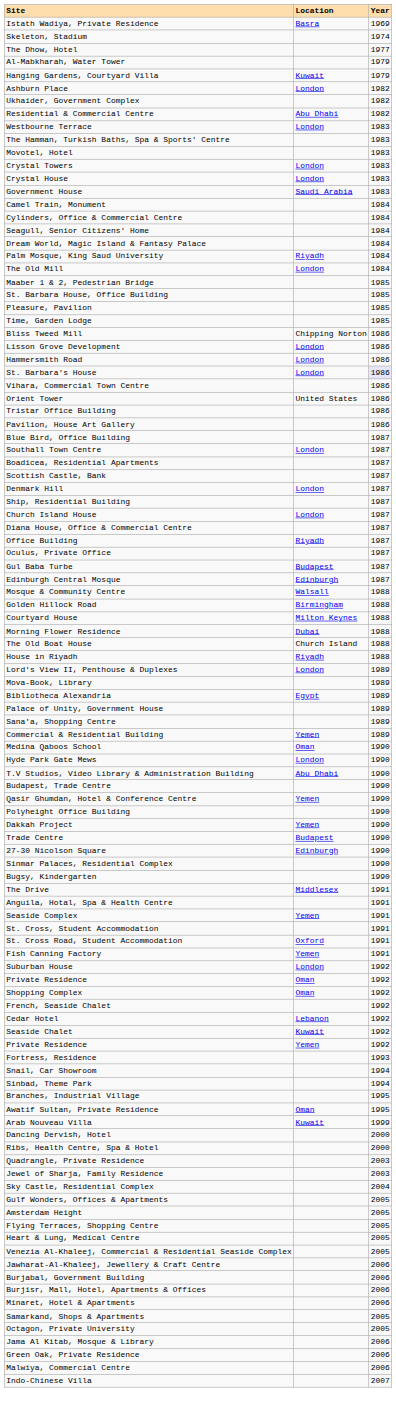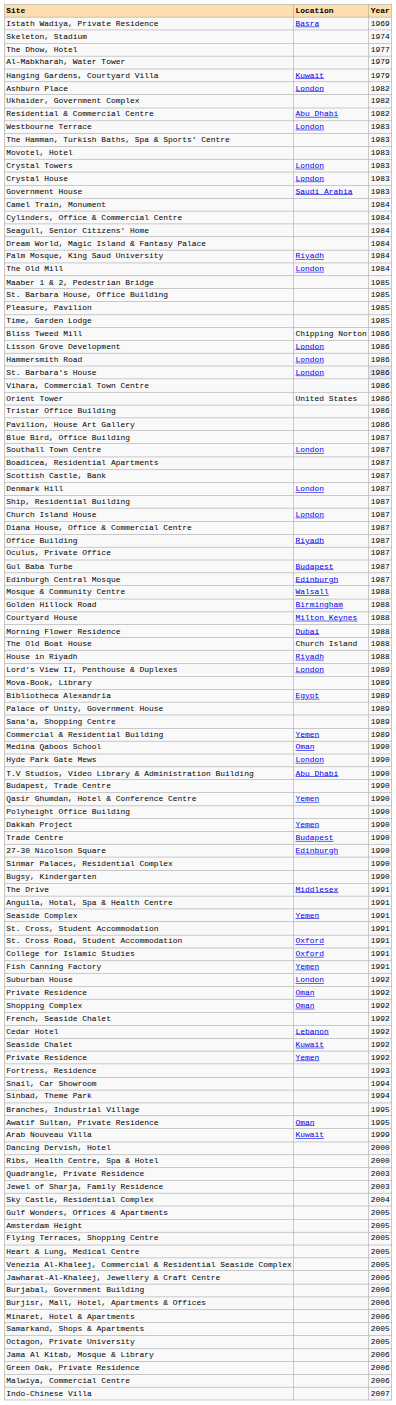+ row: (70, 954)
